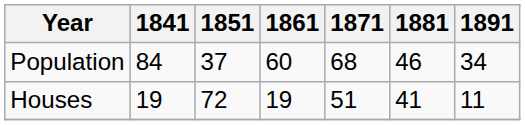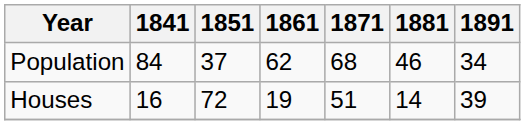(279, 61) 60 -> (279, 61) 62
(149, 100) 19 -> (149, 100) 16
(409, 100) 41 -> (409, 100) 14
(473, 100) 11 -> (474, 100) 39
